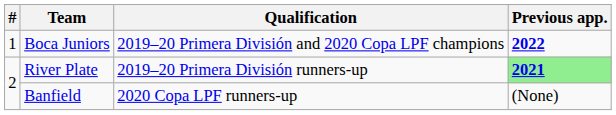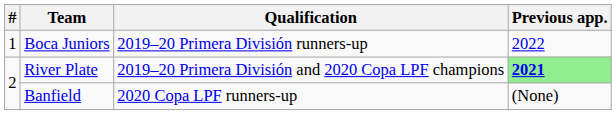(311, 43) 2019–20 Primera División and 2020 Copa LPF champions -> (243, 43) 2019–20 Primera División runners-up
(528, 43) bold -> (528, 43) normal
(243, 69) 2019–20 Primera División runners-up -> (311, 69) 2019–20 Primera División and 2020 Copa LPF champions
